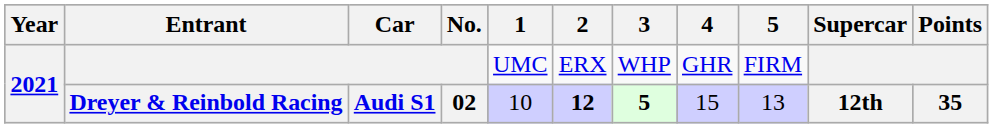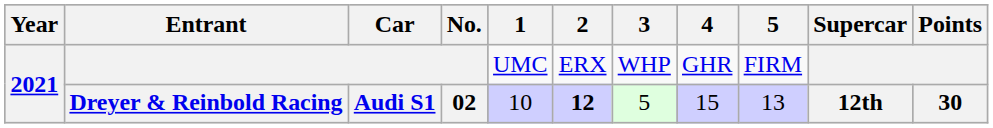(644, 103) bold -> (644, 103) normal
(950, 103) 35 -> (950, 103) 30
